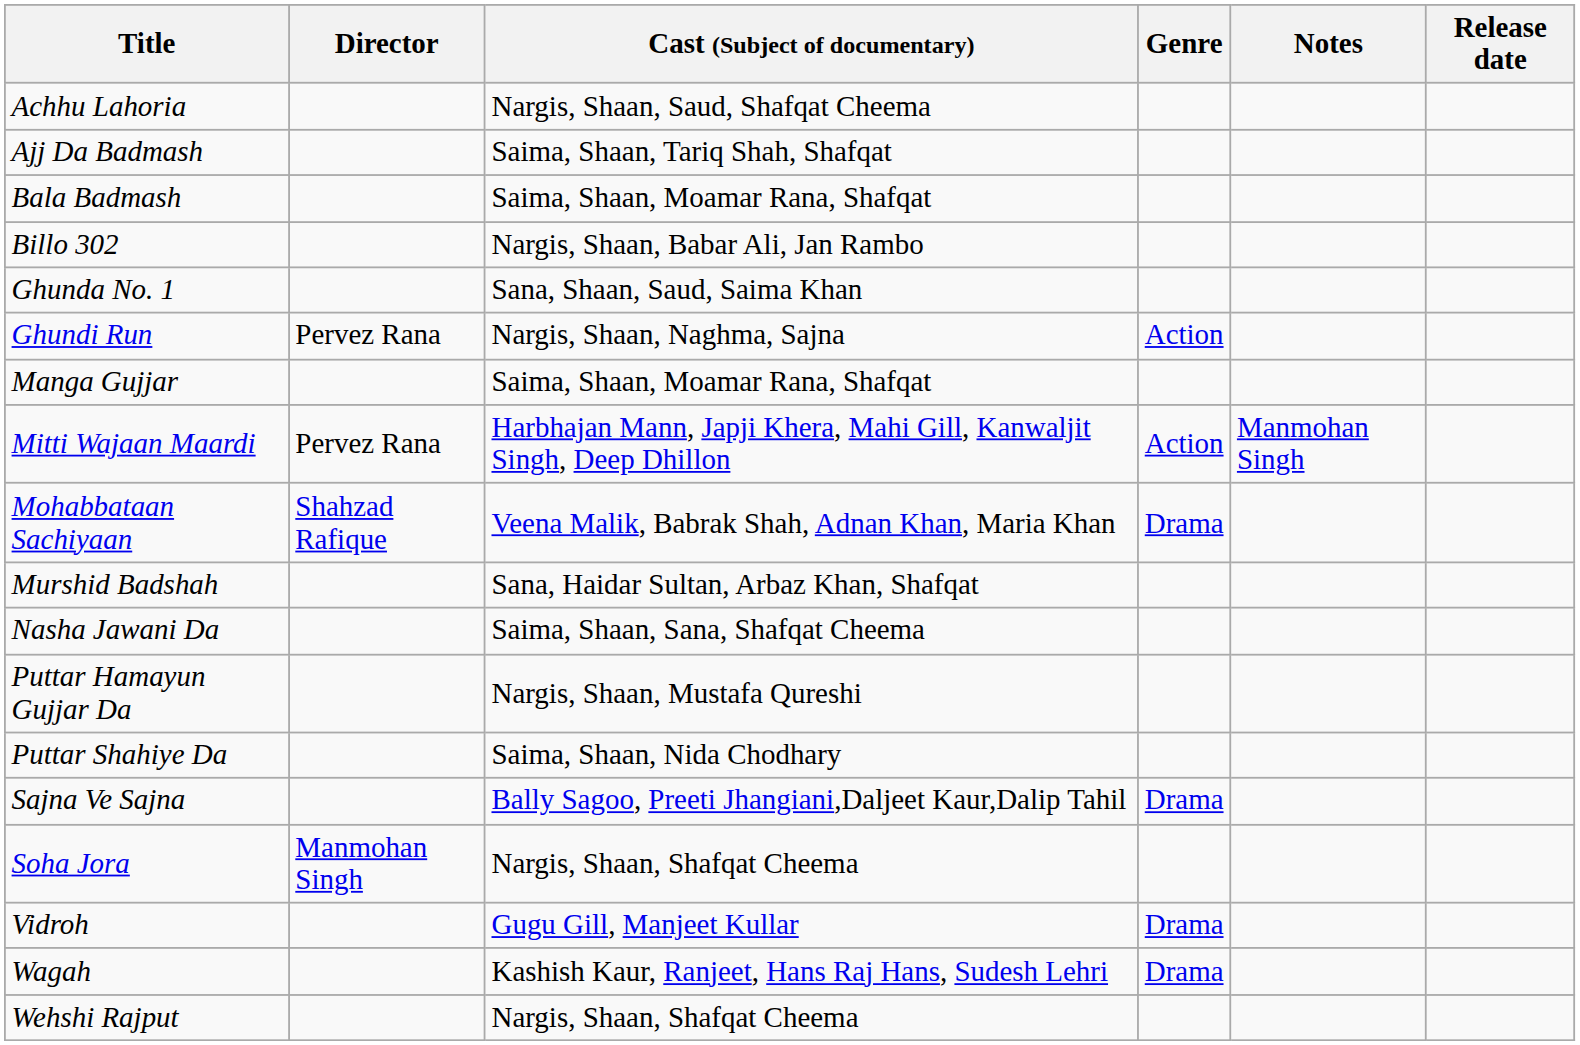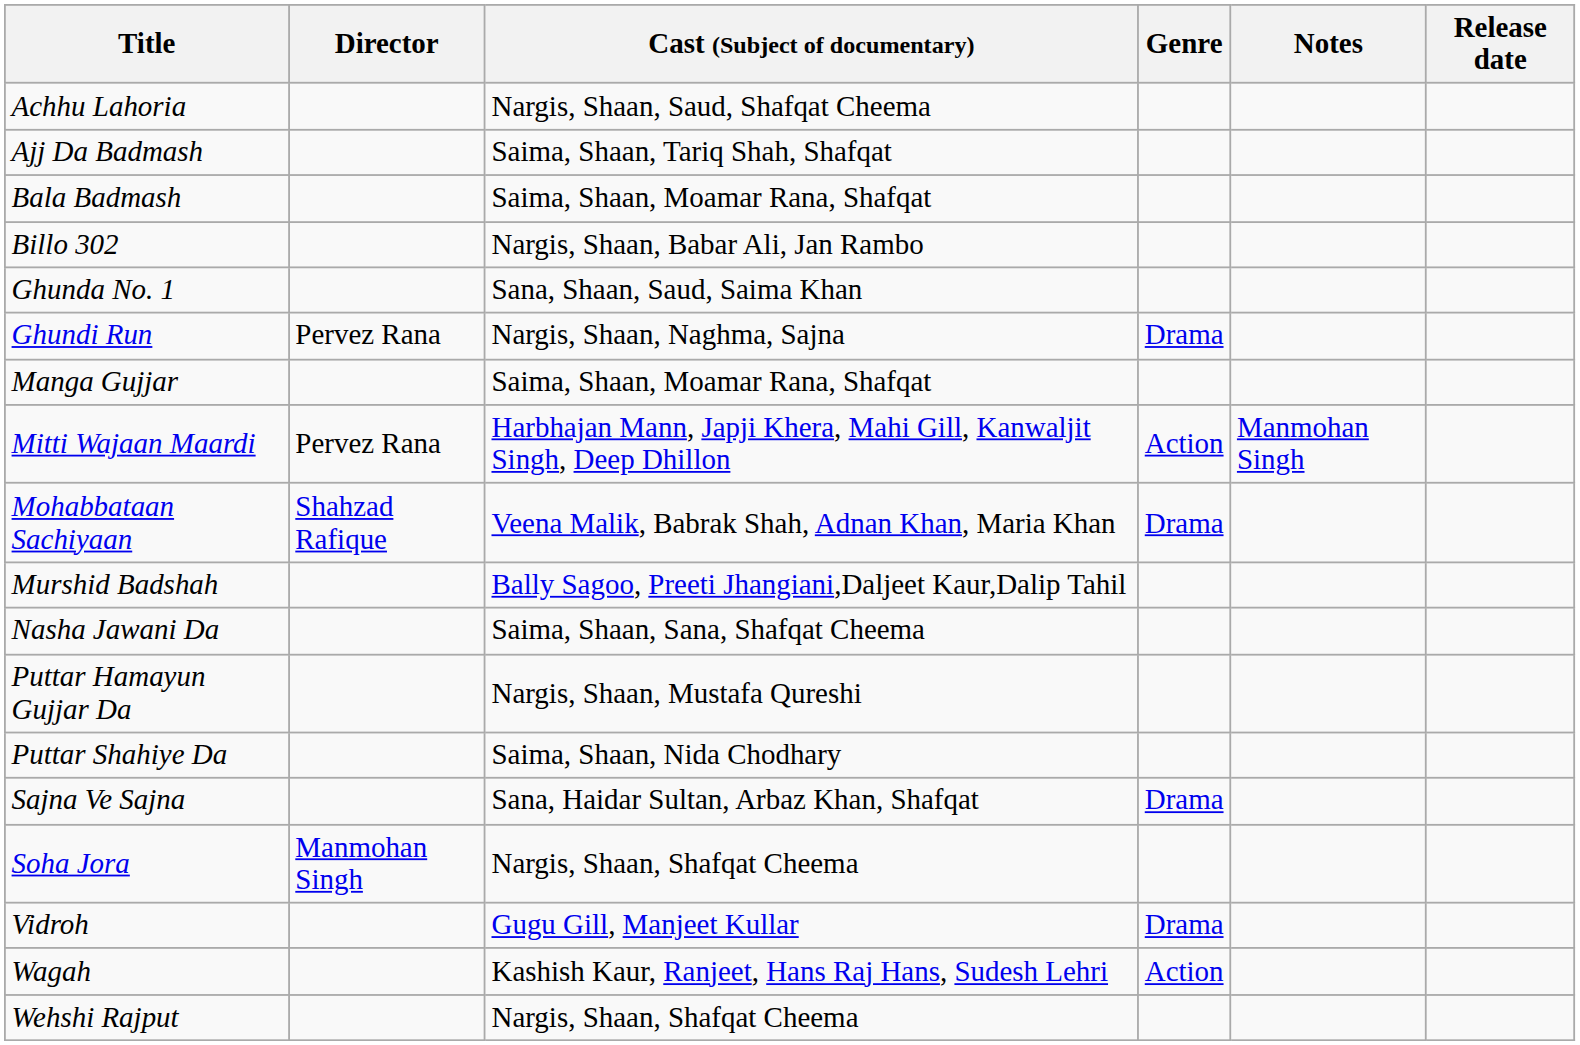(1184, 335) Action -> (1184, 335) Drama
(735, 584) Sana, Haidar Sultan, Arbaz Khan, Shafqat -> (809, 584) Bally Sagoo, Preeti Jhangiani,Daljeet Kaur,Dalip Tahil
(809, 800) Bally Sagoo, Preeti Jhangiani,Daljeet Kaur,Dalip Tahil -> (735, 800) Sana, Haidar Sultan, Arbaz Khan, Shafqat
(1184, 971) Drama -> (1184, 971) Action
